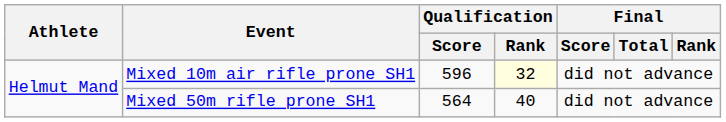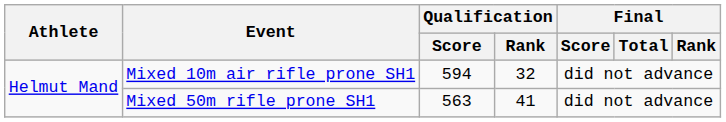(457, 74) 596 -> (457, 74) 594
(526, 74) lightyellow background -> (526, 74) no background
(457, 102) 564 -> (457, 102) 563
(526, 102) 40 -> (526, 102) 41
